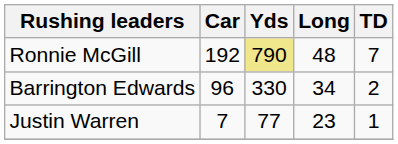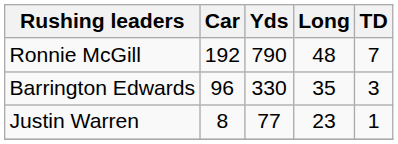(269, 54) khaki background -> (269, 54) no background
(324, 88) 34 -> (324, 88) 35
(374, 88) 2 -> (374, 88) 3
(222, 121) 7 -> (222, 121) 8
